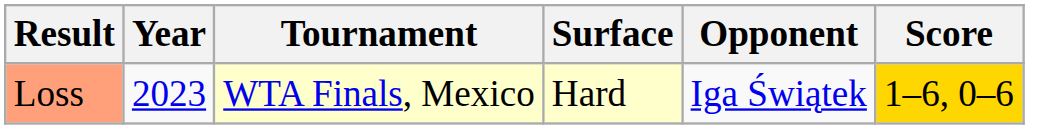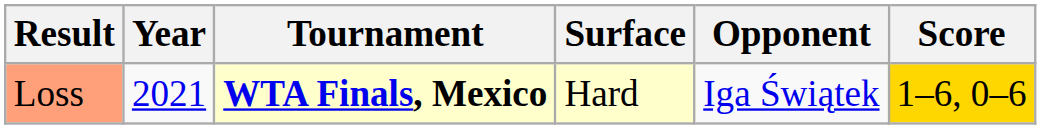(169, 92) 2023 -> (169, 92) 2021
(379, 92) normal -> (385, 92) bold
